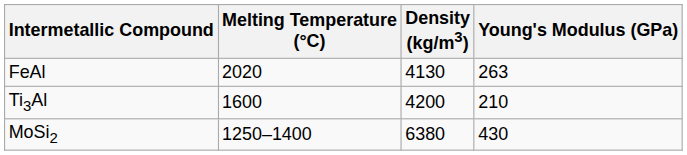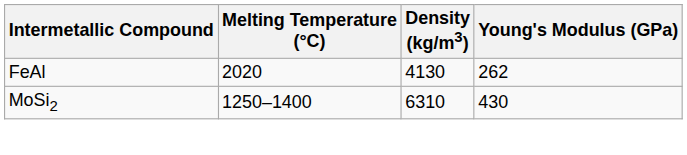(493, 72) 263 -> (493, 72) 262
- row: (28, 102)
(425, 134) 6380 -> (425, 102) 6310
